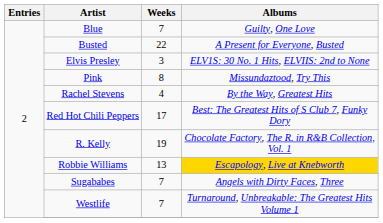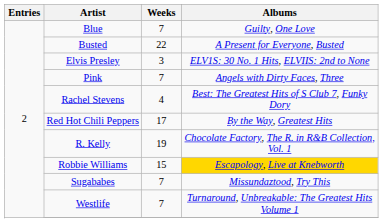(161, 77) 8 -> (161, 77) 7
(280, 77) Missundaztood, Try This -> (280, 77) Angels with Dirty Faces, Three
(280, 93) By the Way, Greatest Hits -> (280, 99) Best: The Greatest Hits of S Club 7, Funky Dory
(280, 115) Best: The Greatest Hits of S Club 7, Funky Dory -> (280, 121) By the Way, Greatest Hits
(161, 165) 13 -> (161, 165) 15
(280, 181) Angels with Dirty Faces, Three -> (280, 181) Missundaztood, Try This
